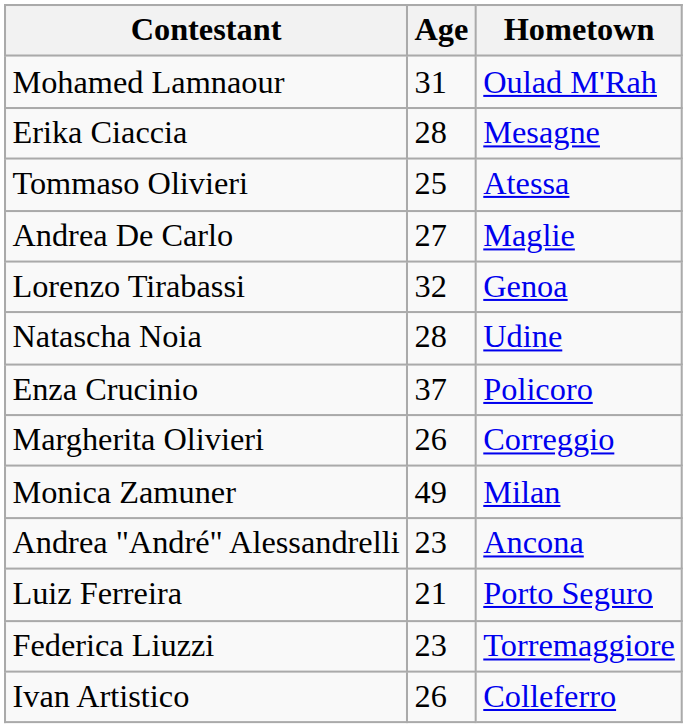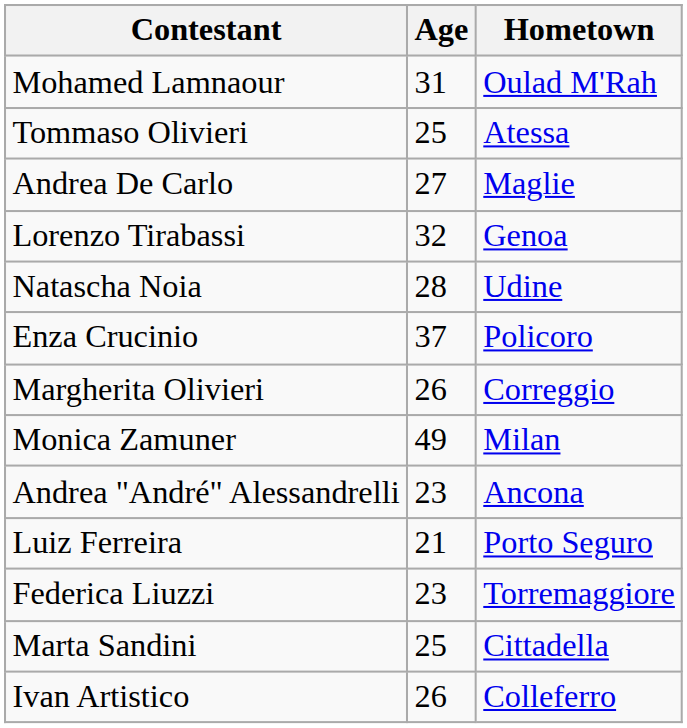- row: (100, 132)
+ row: (104, 645)
